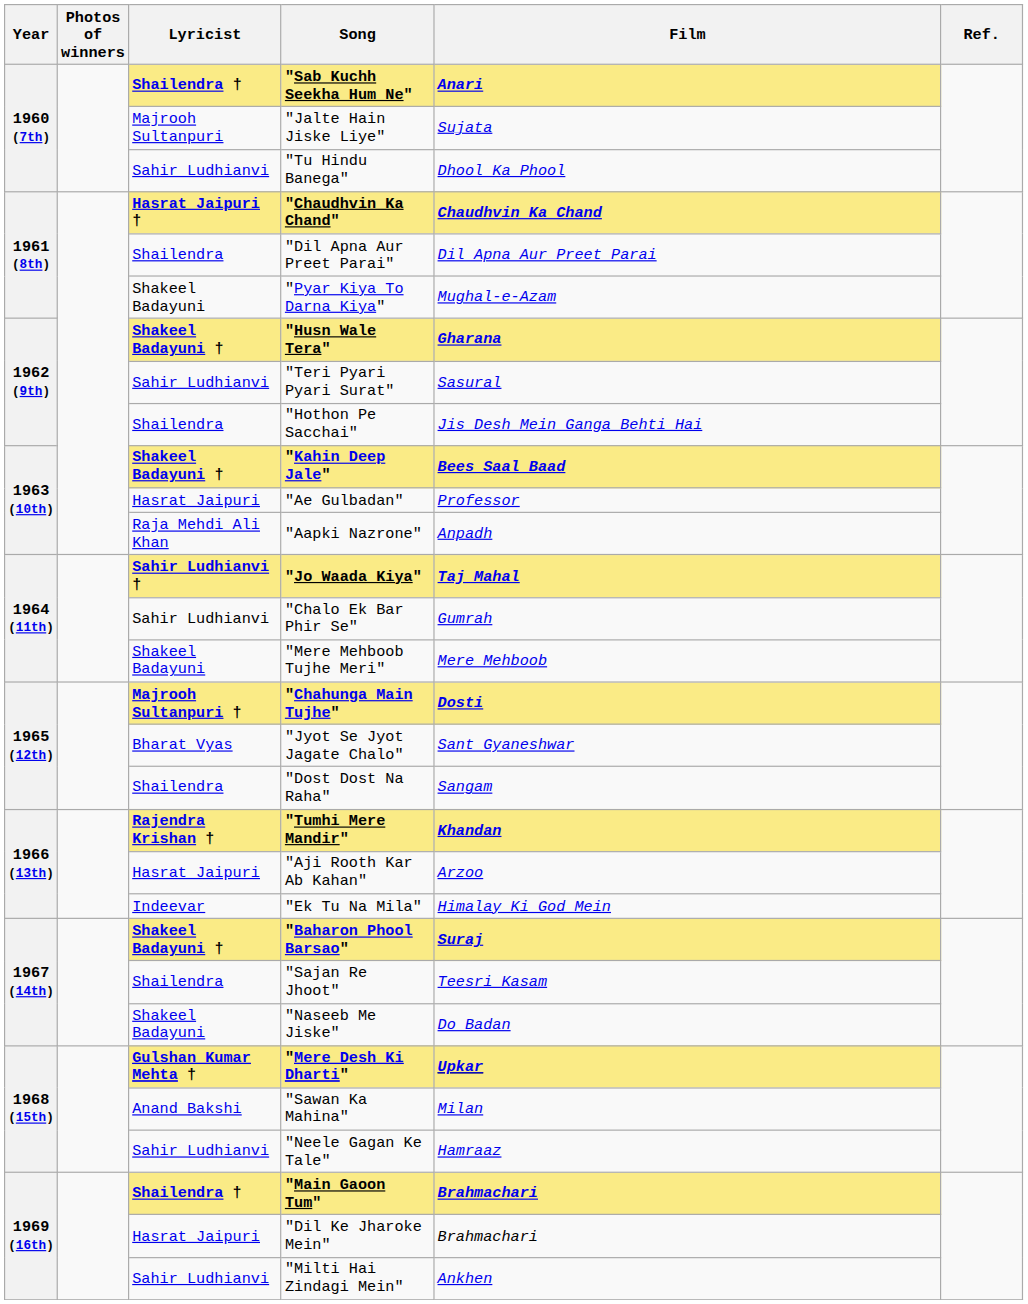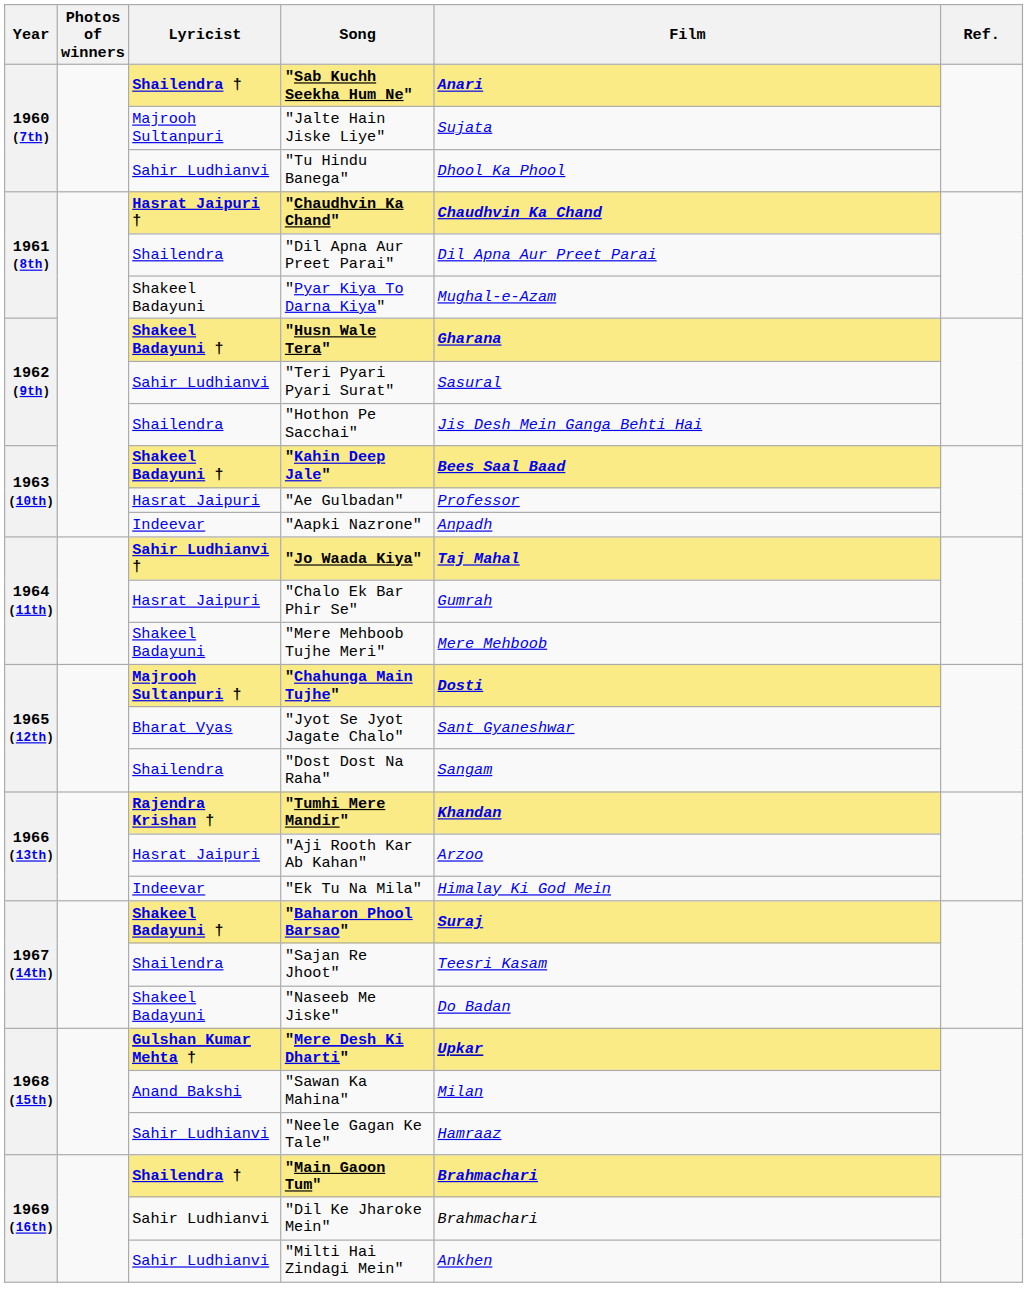(196, 534) Raja Mehdi Ali Khan -> (169, 525) Indeevar
(201, 619) Sahir Ludhianvi -> (196, 601) Hasrat Jaipuri
(196, 1236) Hasrat Jaipuri -> (201, 1218) Sahir Ludhianvi
